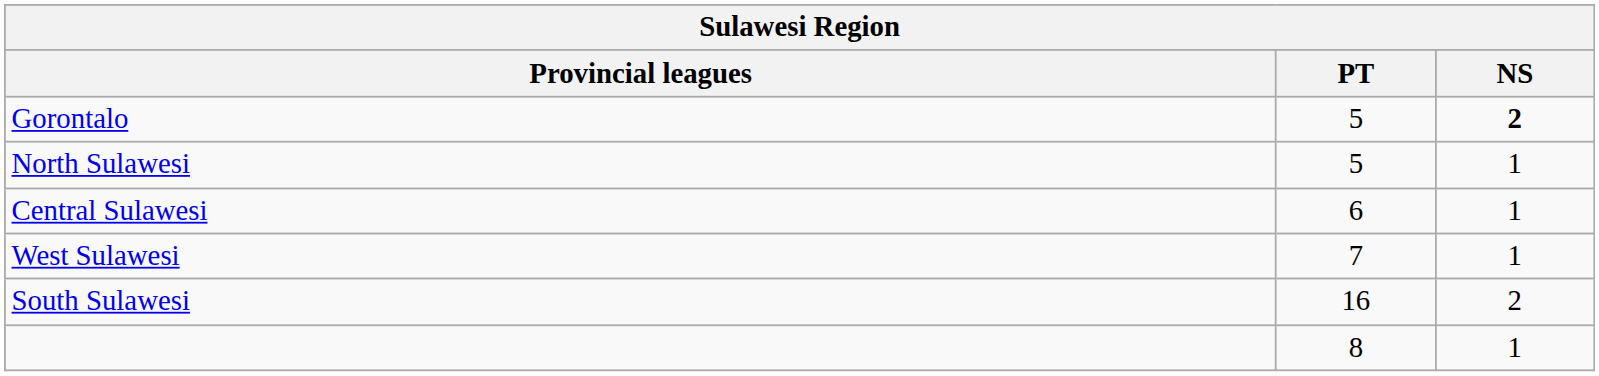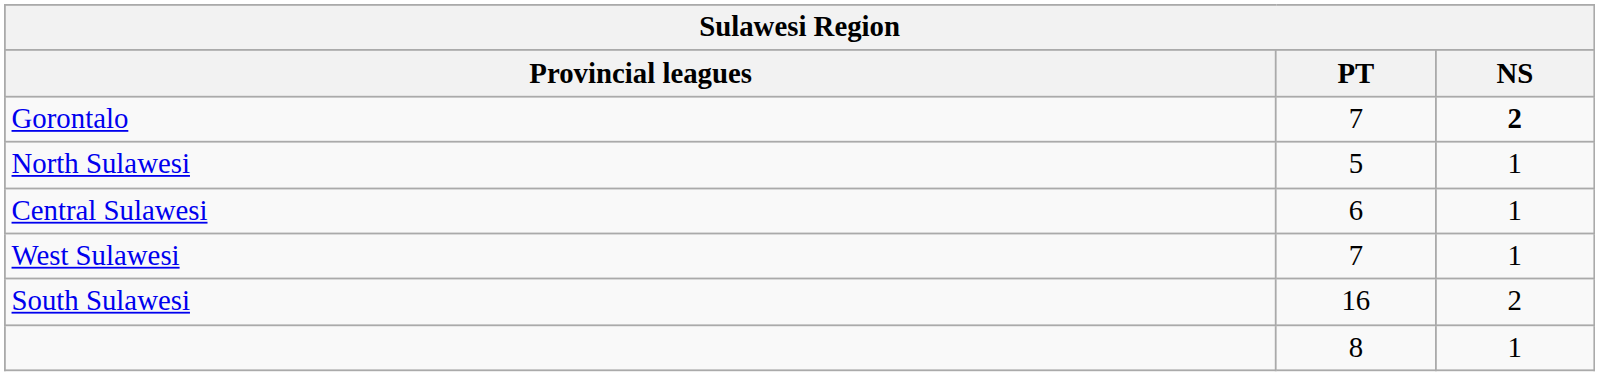(1356, 118) 5 -> (1356, 118) 7
